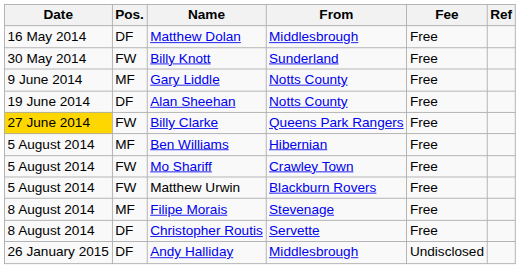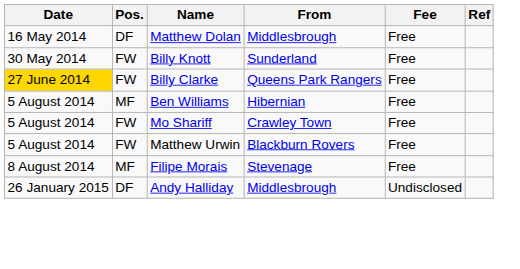- row: (185, 79)
- row: (193, 101)
- row: (206, 230)
